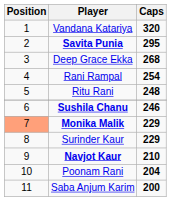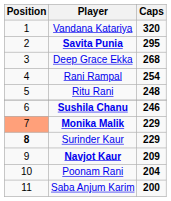(27, 140) normal -> (27, 140) bold
(151, 156) 210 -> (151, 156) 209
